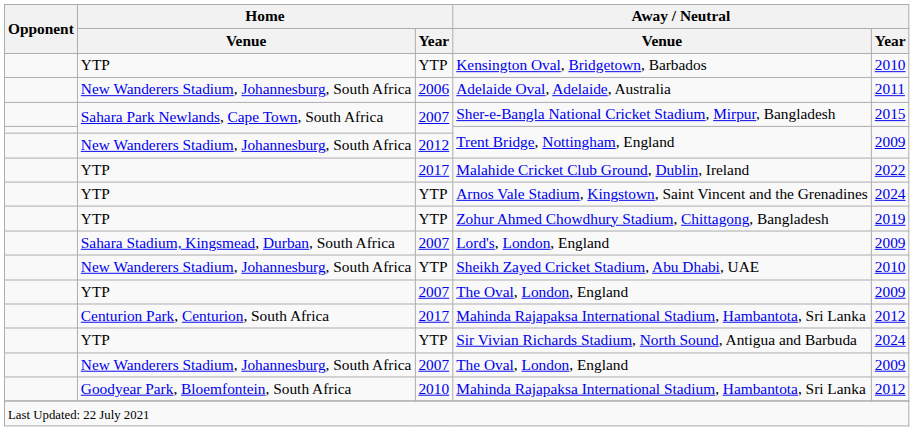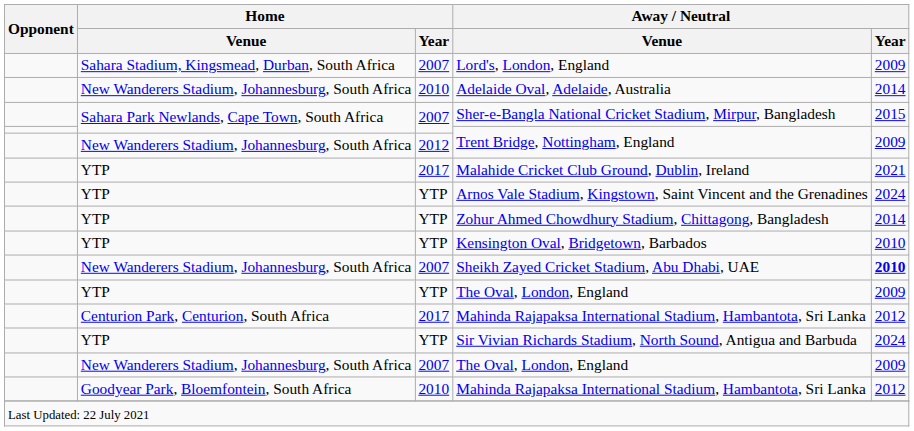rows swapped: (95, 65) <-> (238, 242)
(434, 89) 2006 -> (434, 89) 2010
(890, 89) 2011 -> (890, 89) 2014
(890, 169) 2022 -> (890, 169) 2021
(890, 218) 2019 -> (890, 218) 2014
(433, 267) YTP -> (434, 267) 2007
(890, 267) normal -> (890, 267) bold
(434, 291) 2007 -> (433, 291) YTP
